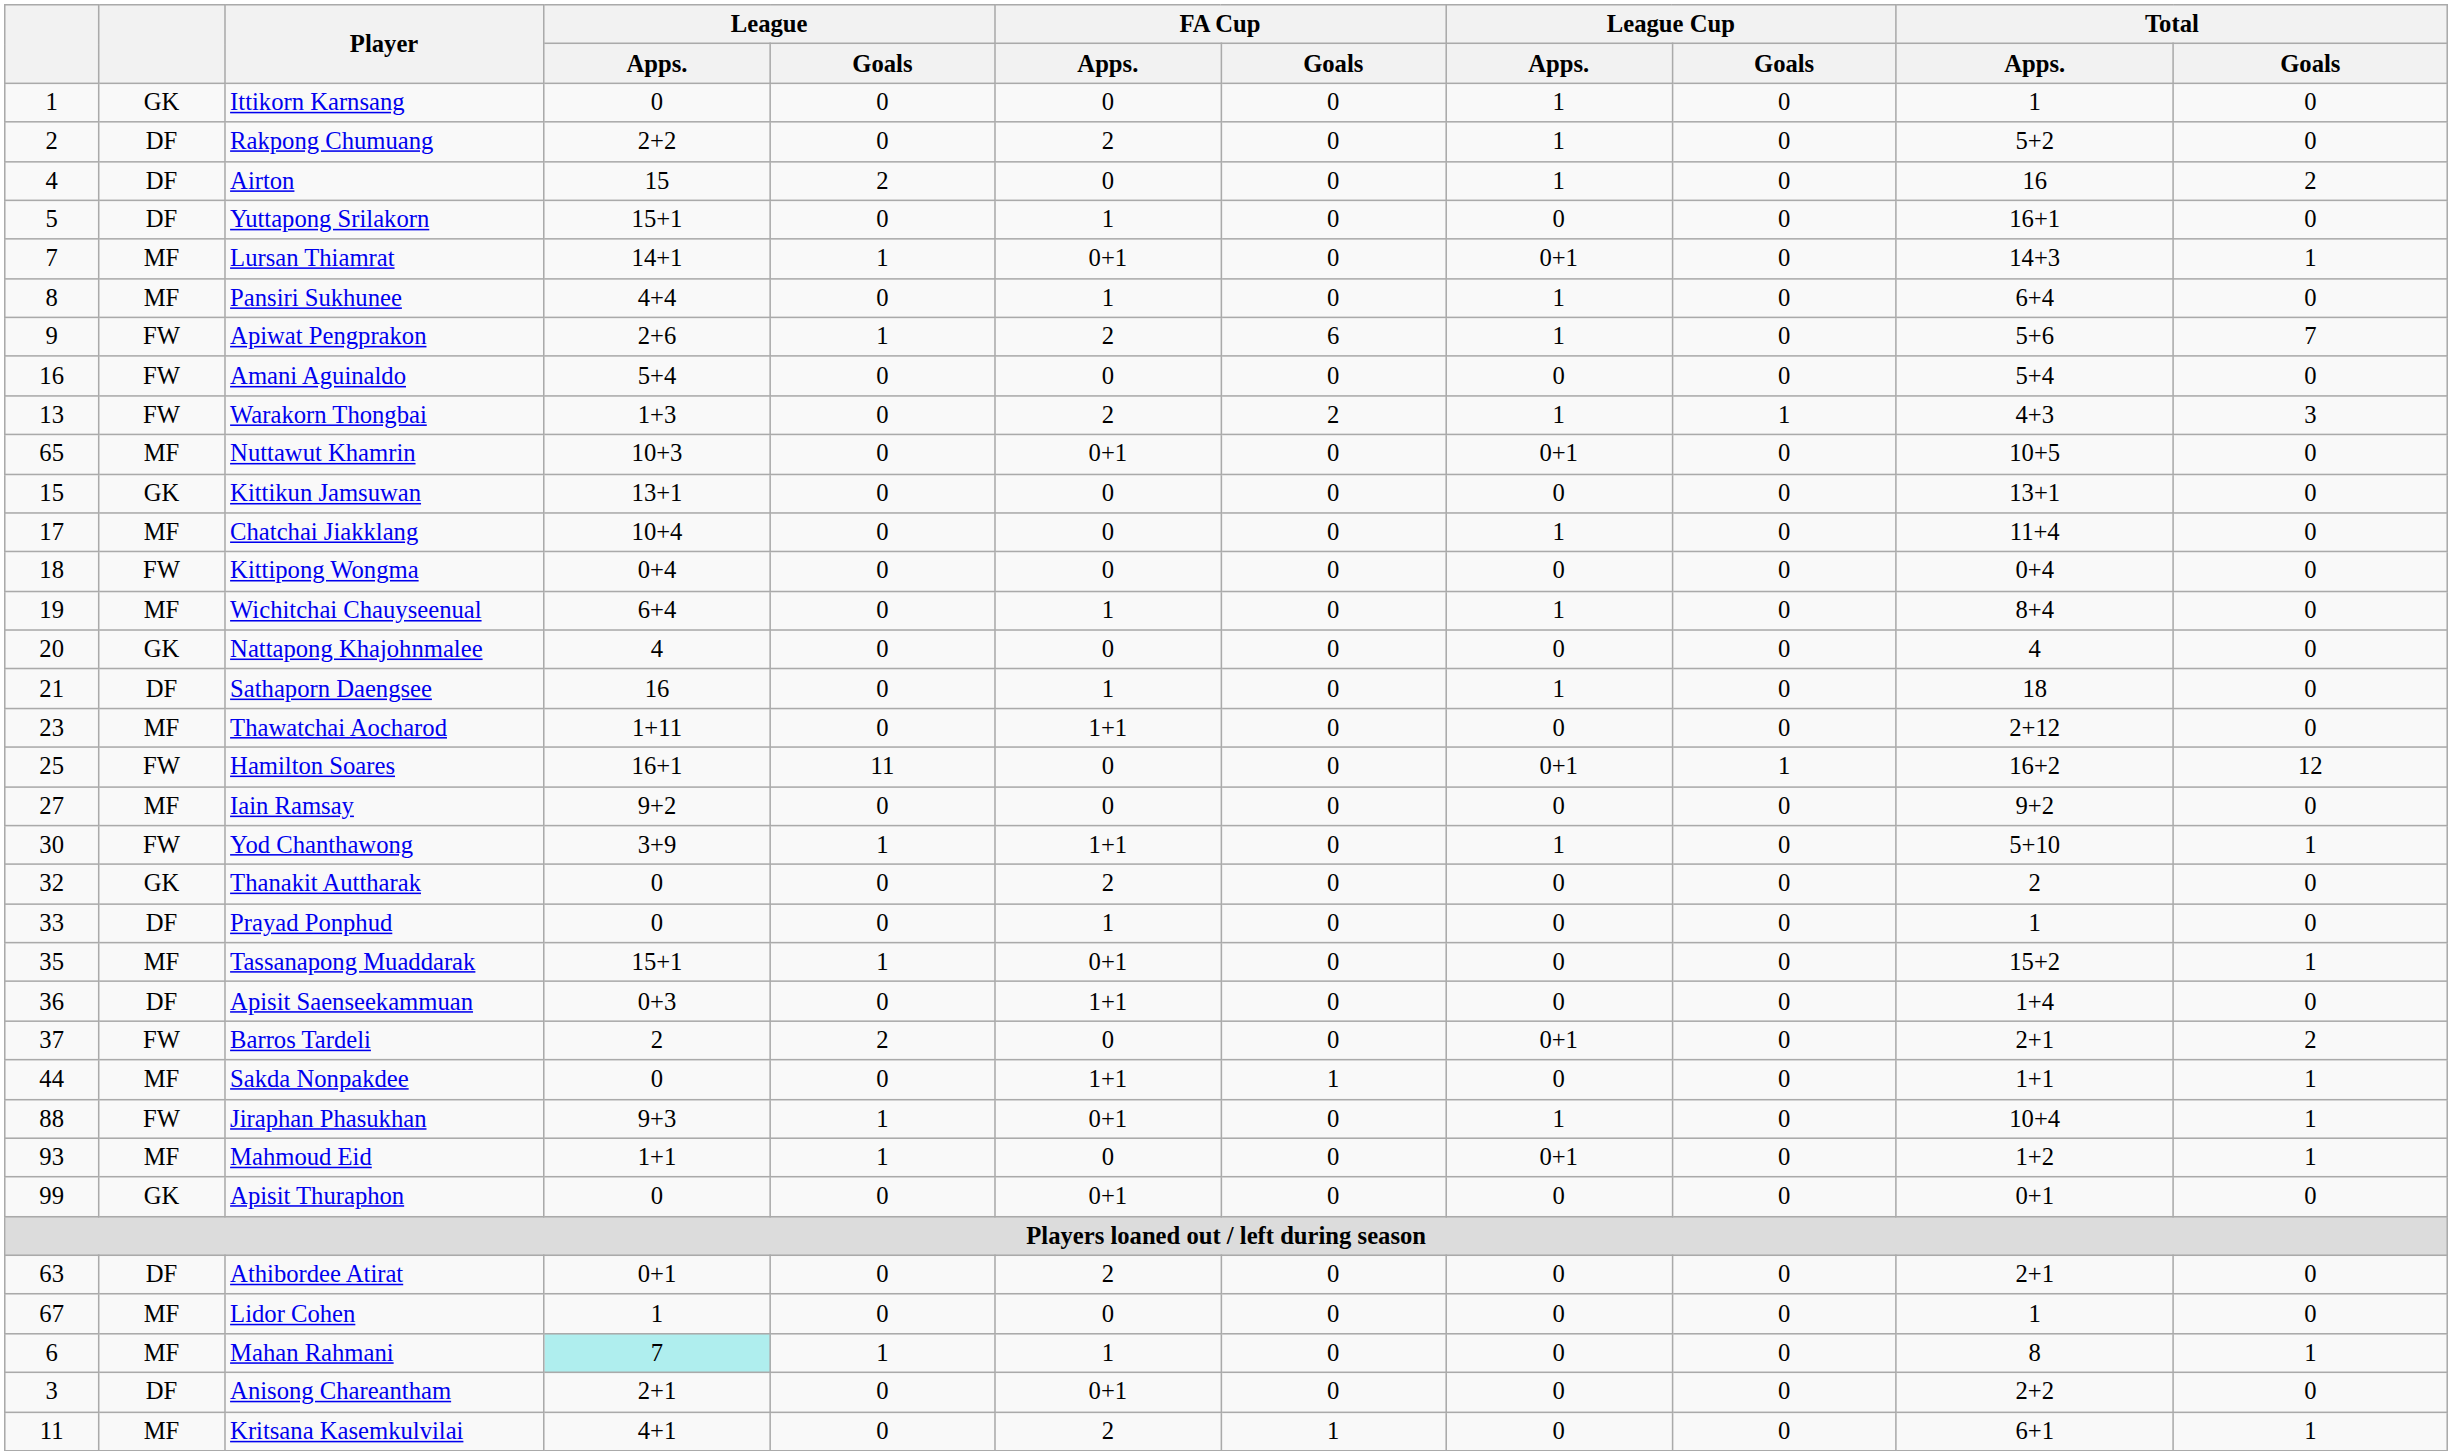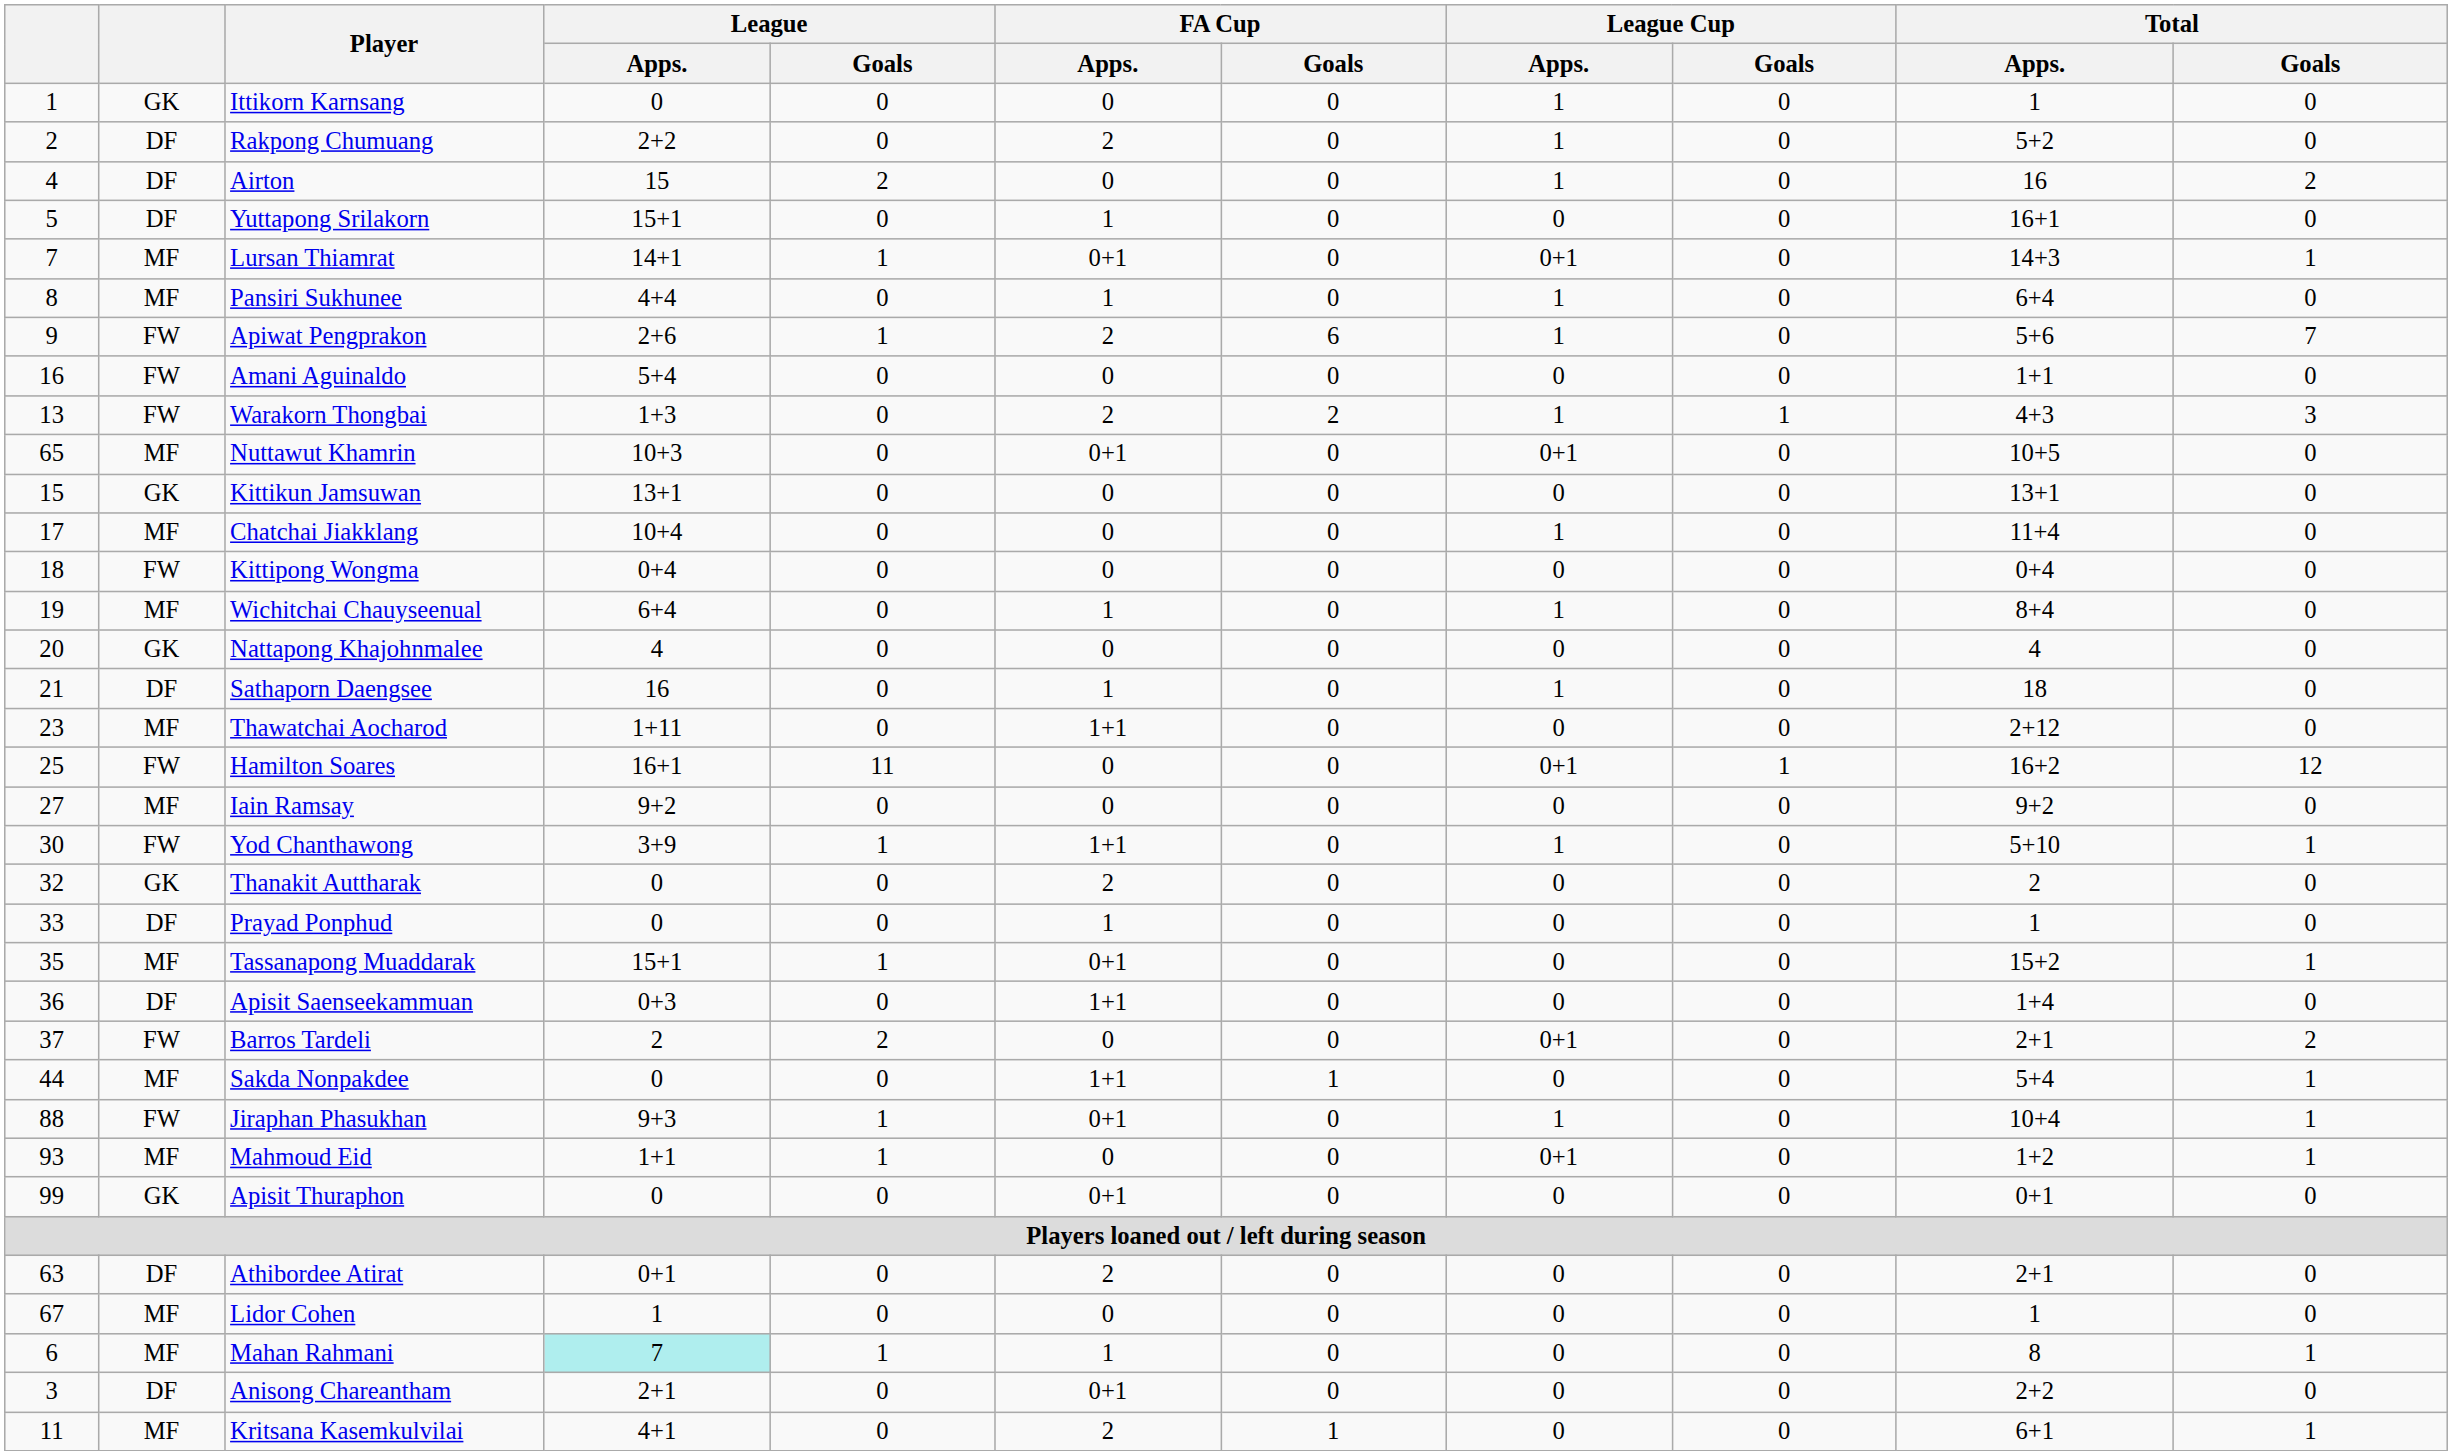(2035, 375) 5+4 -> (2035, 375) 1+1
(2035, 1079) 1+1 -> (2035, 1079) 5+4
